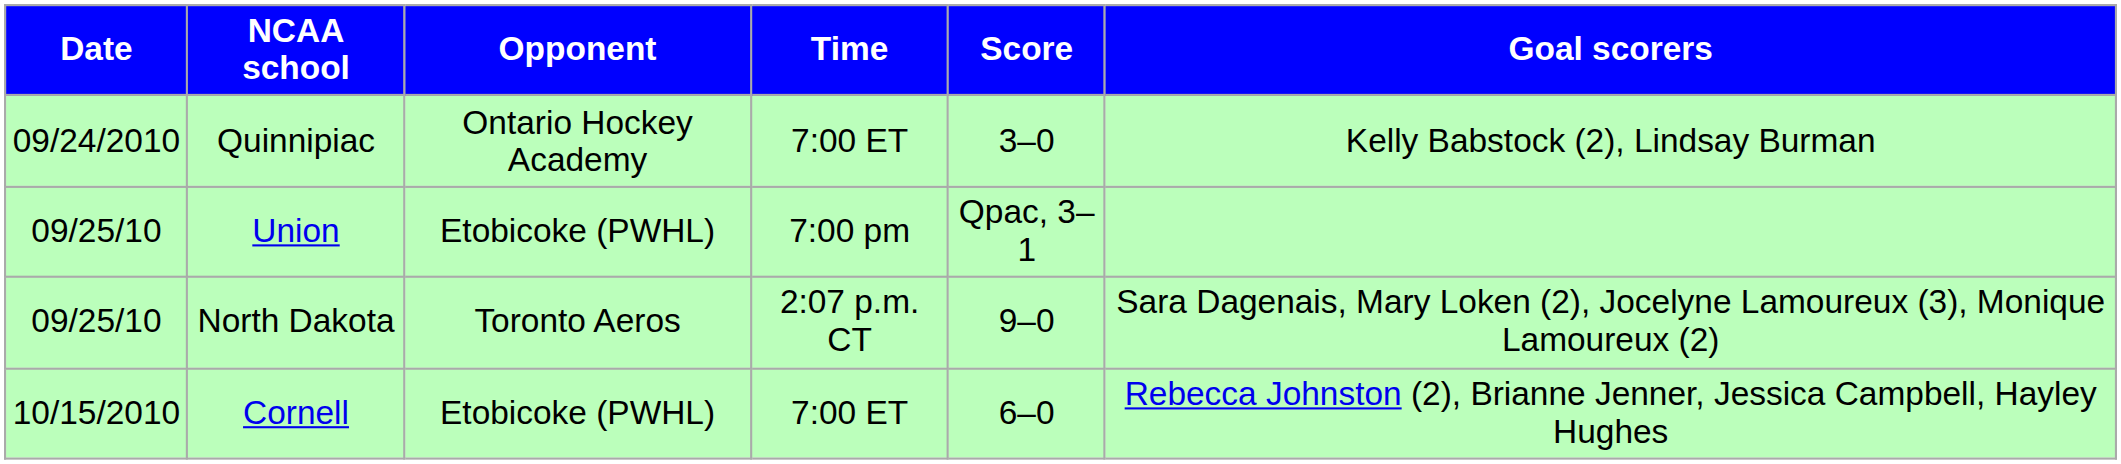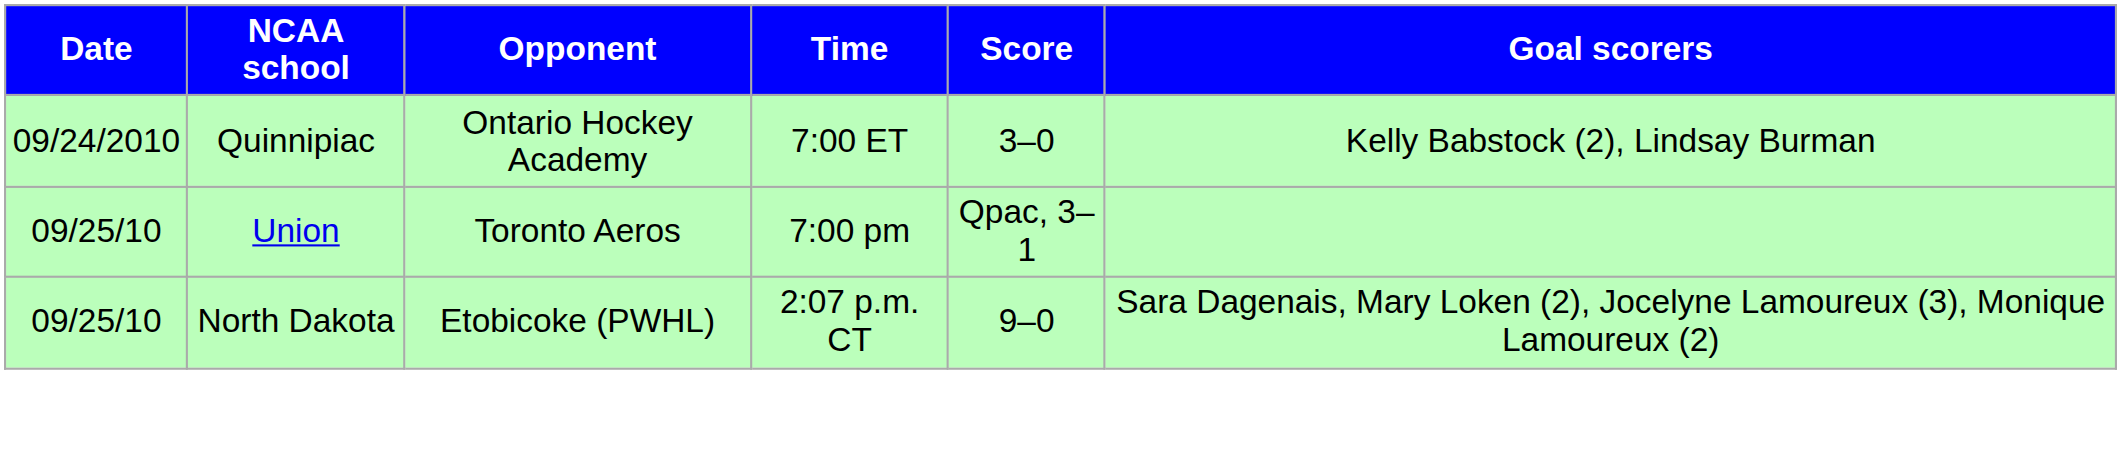(578, 231) Etobicoke (PWHL) -> (578, 231) Toronto Aeros
(578, 321) Toronto Aeros -> (578, 321) Etobicoke (PWHL)
- row: (296, 412)
